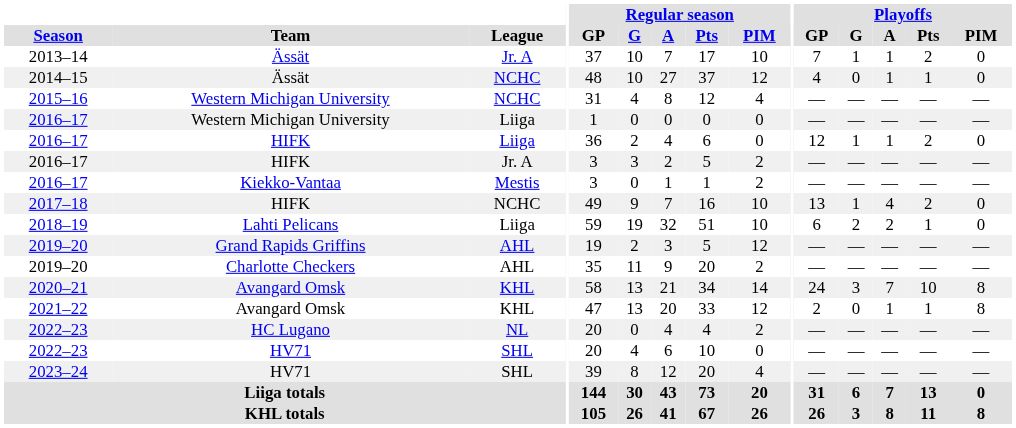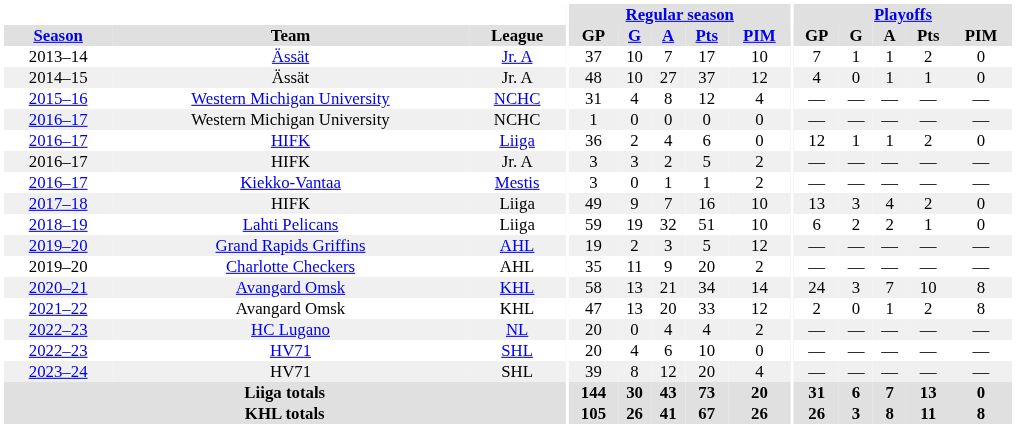(517, 77) NCHC -> (517, 77) Jr. A
(517, 119) Liiga -> (517, 119) NCHC
(517, 203) NCHC -> (517, 203) Liiga
(856, 203) 1 -> (856, 203) 3
(928, 308) 1 -> (928, 308) 2
